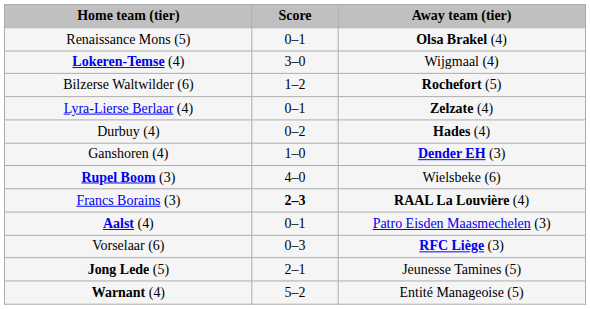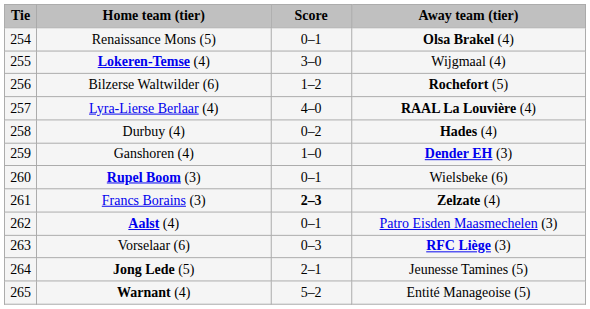+ column: (21, 16)
(295, 108) 0–1 -> (311, 108) 4–0
(462, 108) Zelzate (4) -> (468, 108) RAAL La Louvière (4)
(295, 177) 4–0 -> (311, 177) 0–1
(462, 200) RAAL La Louvière (4) -> (468, 200) Zelzate (4)
